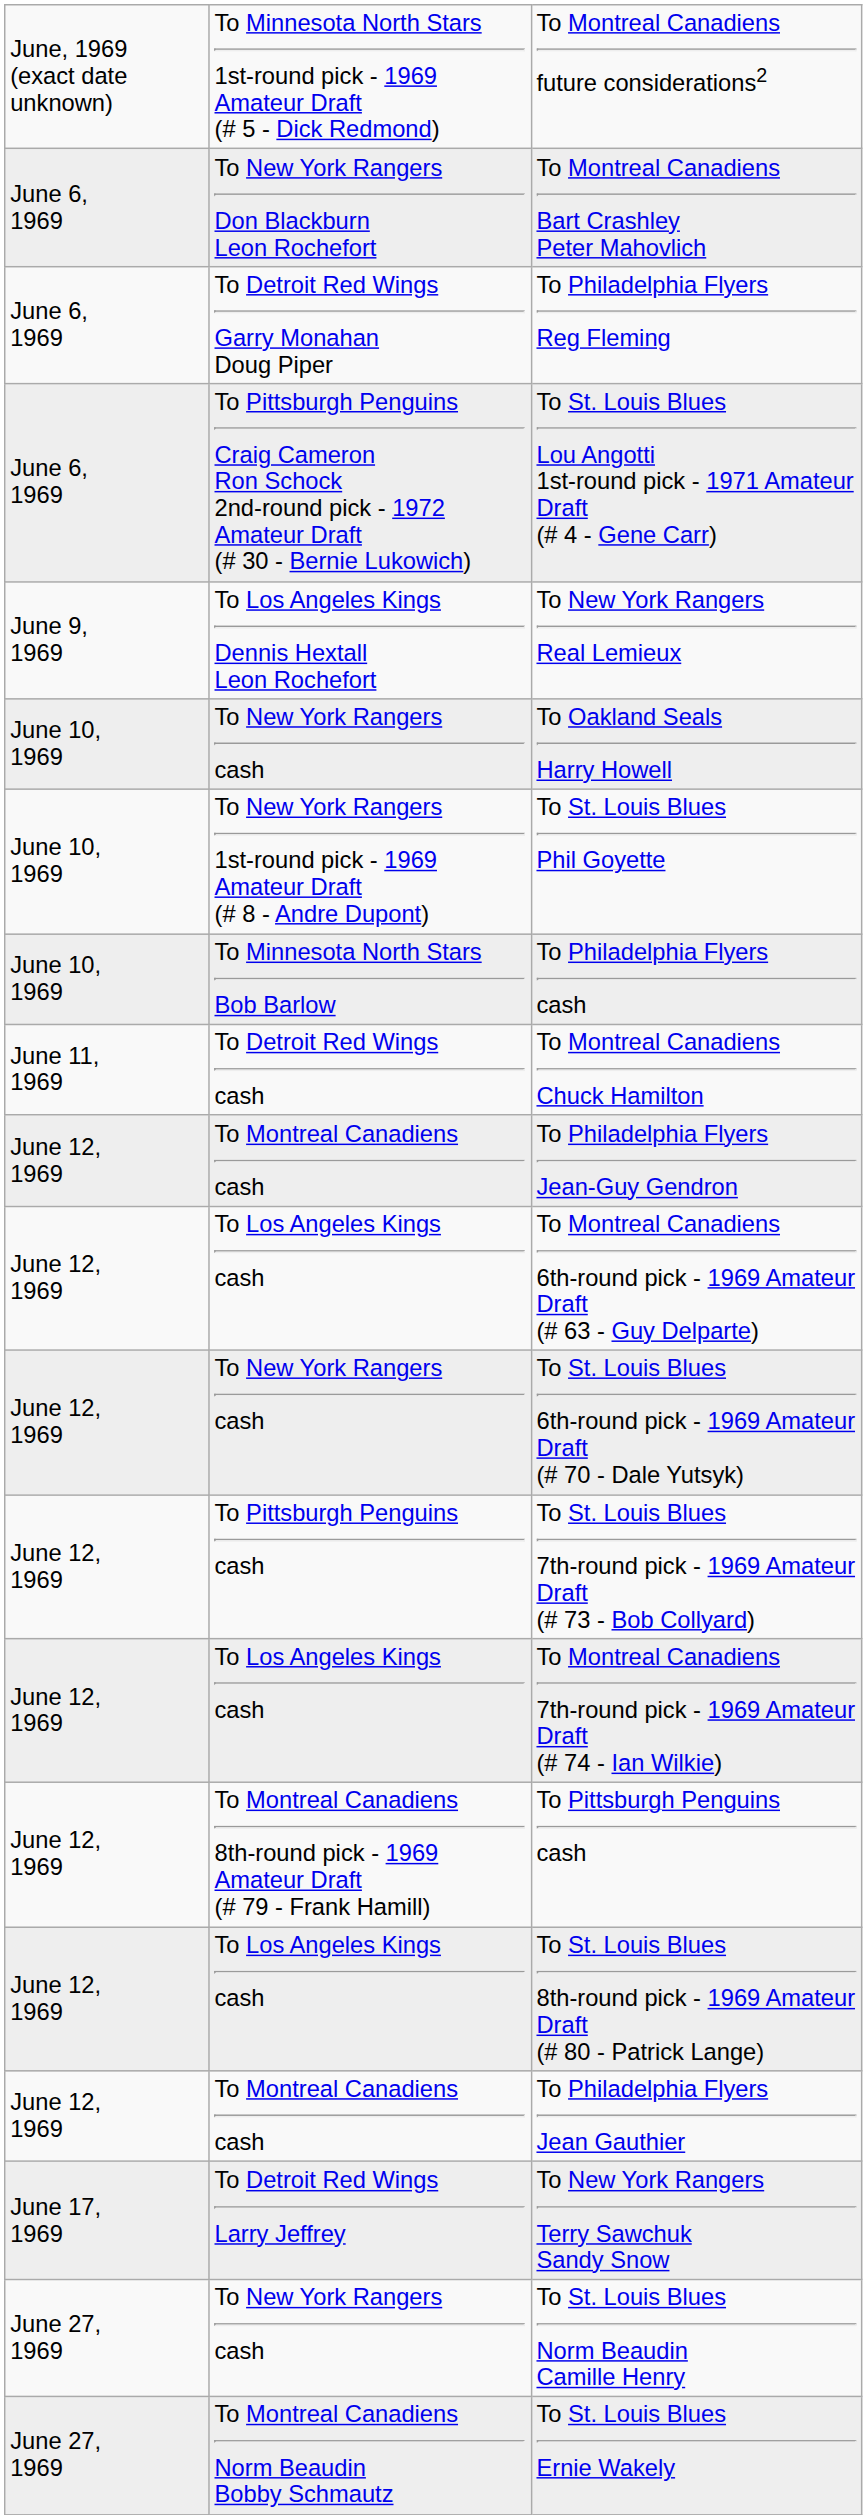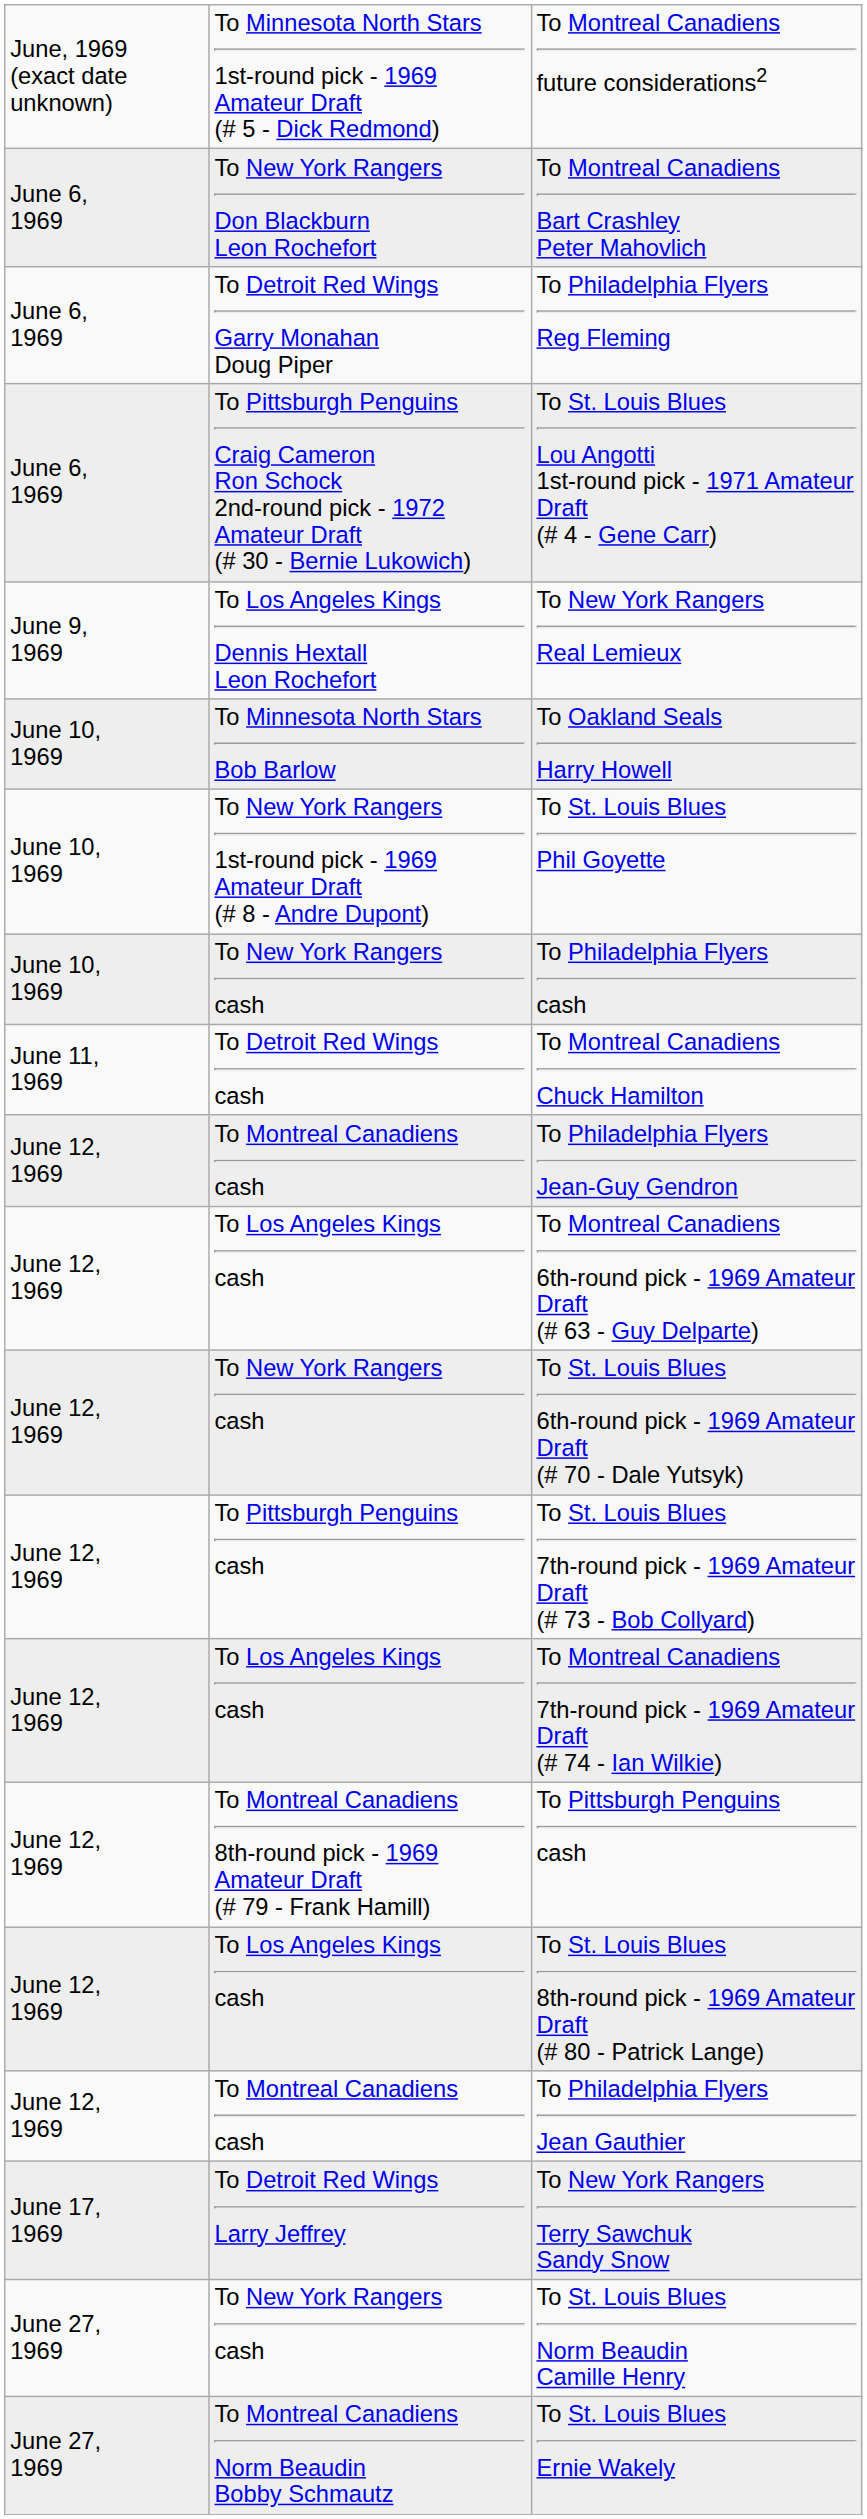(370, 743) To New York Rangers cash -> (370, 743) To Minnesota North Stars Bob Barlow
(370, 978) To Minnesota North Stars Bob Barlow -> (370, 978) To New York Rangers cash
